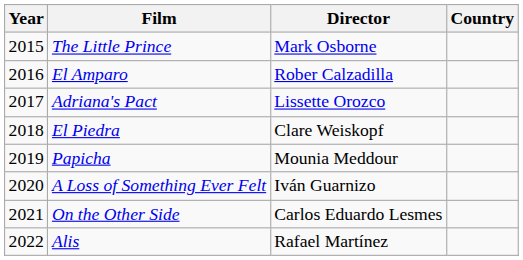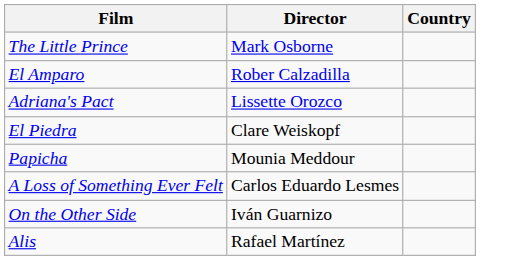- column: (26, 18)
(325, 185) Iván Guarnizo -> (315, 185) Carlos Eduardo Lesmes
(358, 213) Carlos Eduardo Lesmes -> (282, 213) Iván Guarnizo
